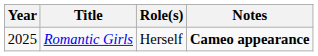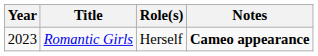(22, 39) 2025 -> (22, 39) 2023
